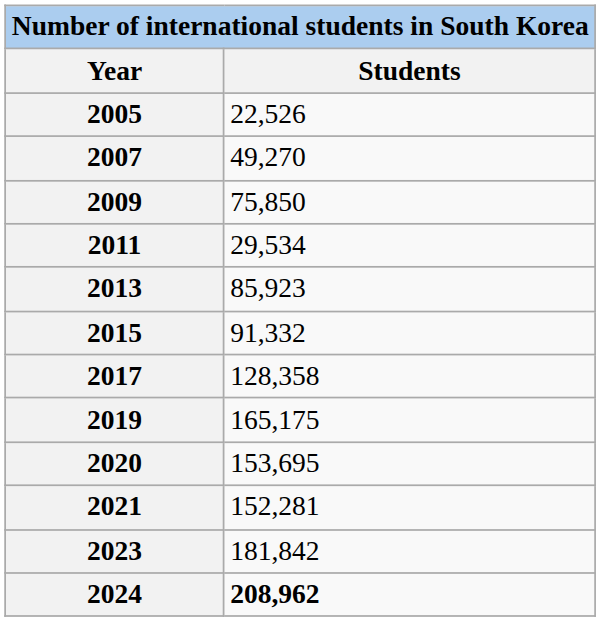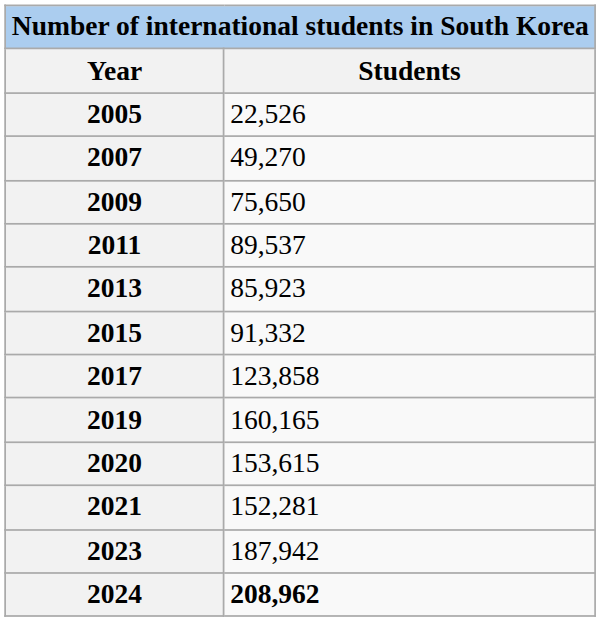(268, 201) 75,850 -> (268, 201) 75,650
(268, 245) 29,534 -> (268, 245) 89,537
(275, 376) 128,358 -> (275, 376) 123,858
(275, 419) 165,175 -> (275, 419) 160,165
(275, 463) 153,695 -> (275, 463) 153,615
(275, 550) 181,842 -> (275, 550) 187,942
